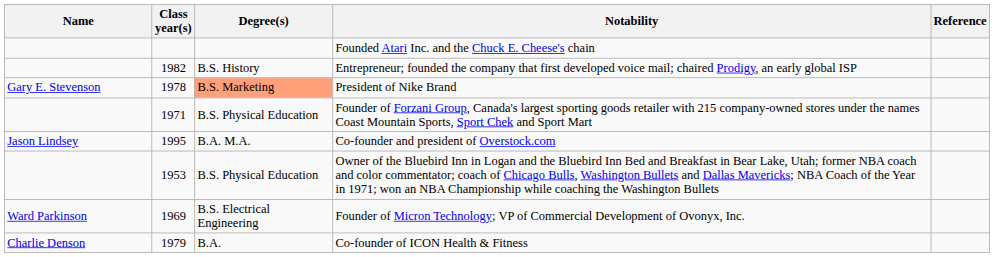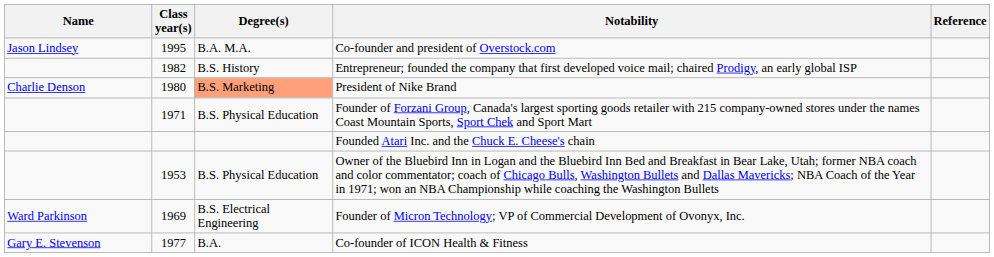rows swapped: (465, 48) <-> (445, 141)
(54, 87) Gary E. Stevenson -> (46, 87) Charlie Denson
(173, 87) 1978 -> (173, 87) 1980
(46, 242) Charlie Denson -> (54, 242) Gary E. Stevenson
(173, 242) 1979 -> (173, 242) 1977
